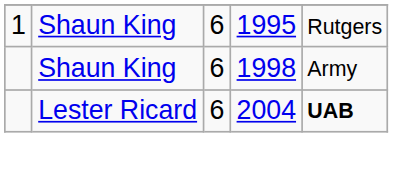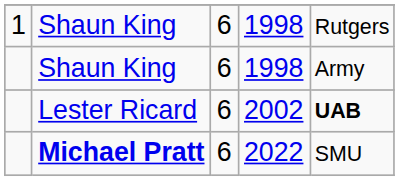(266, 25) 1995 -> (274, 25) 1998
(266, 110) 2004 -> (274, 110) 2002
+ row: (18, 153)
